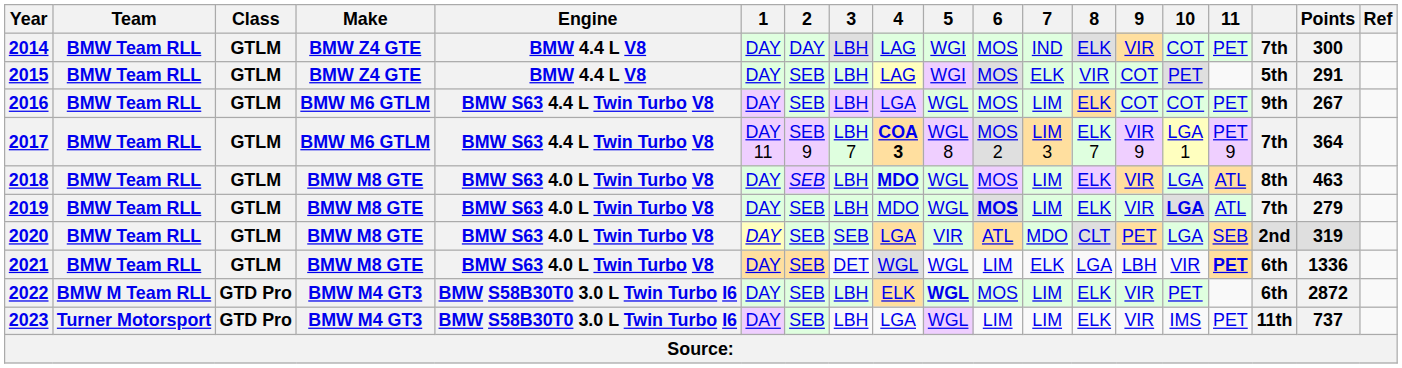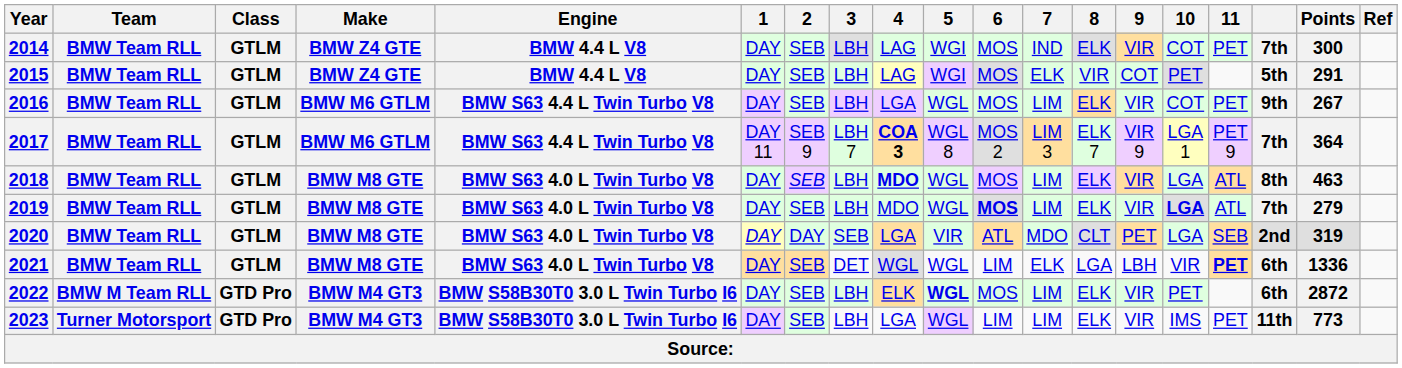(807, 47) DAY -> (807, 47) SEB
(1139, 104) COT -> (1139, 104) VIR
(807, 236) SEB -> (807, 236) DAY
(1328, 321) 737 -> (1328, 321) 773
